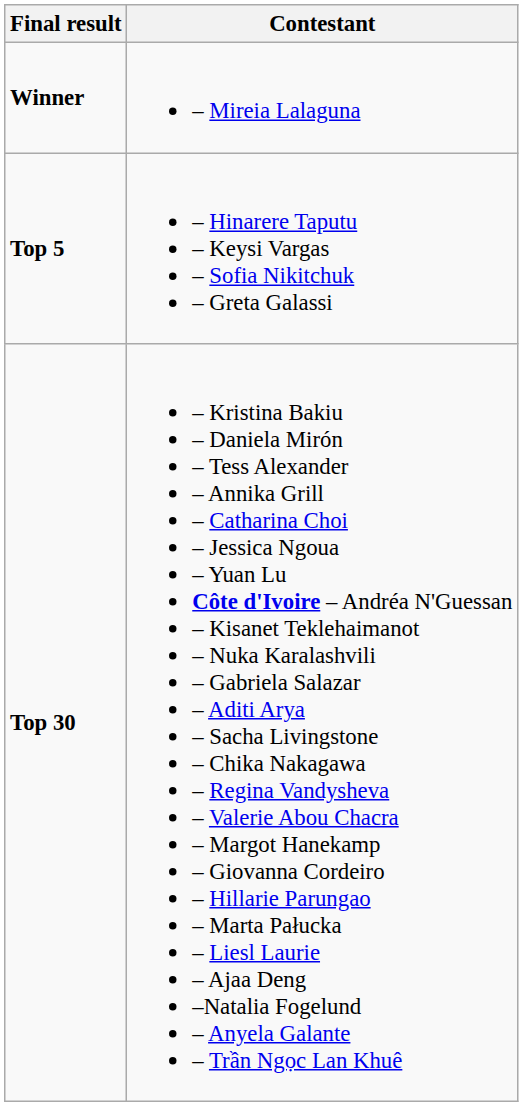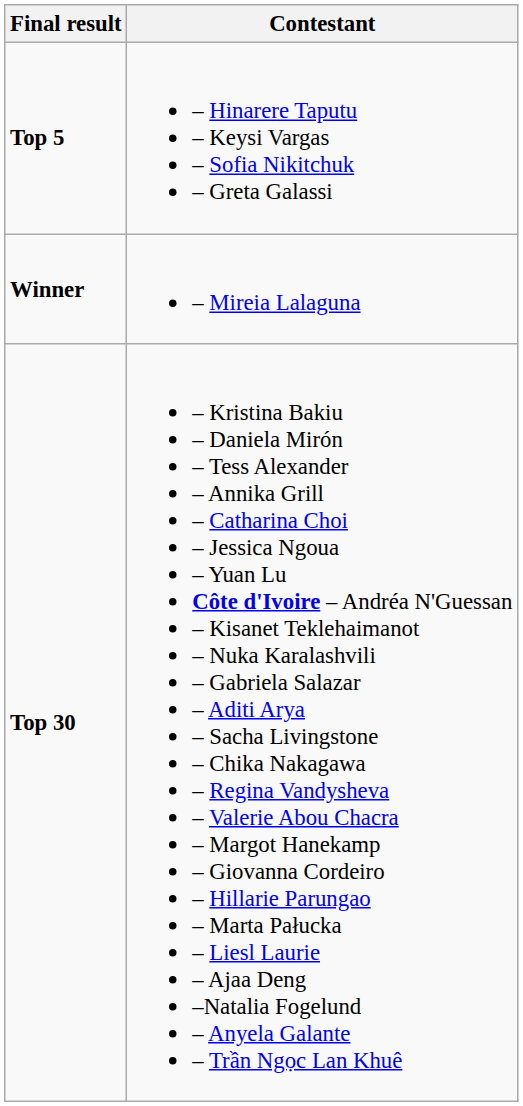rows swapped: (47, 97) <-> (37, 248)
